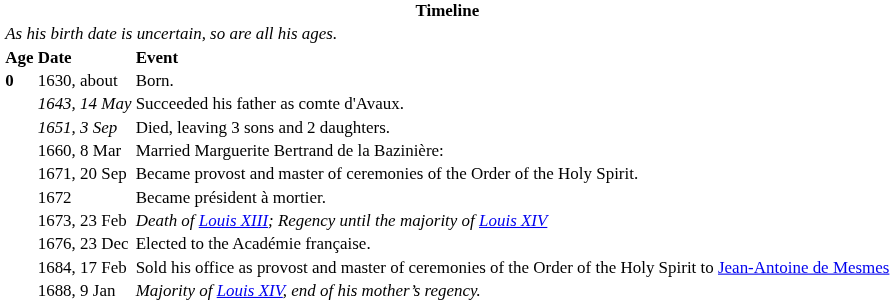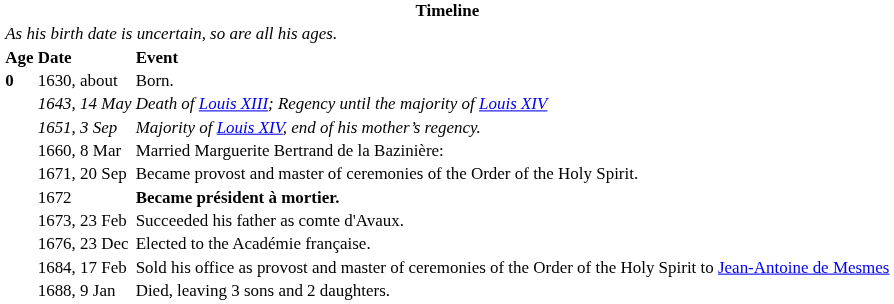(270, 103) Succeeded his father as comte d'Avaux. -> (342, 103) Death of Louis XIII; Regency until the majority of Louis XIV
(263, 127) Died, leaving 3 sons and 2 daughters. -> (308, 127) Majority of Louis XIV, end of his mother’s regency.
(231, 197) normal -> (238, 197) bold
(342, 220) Death of Louis XIII; Regency until the majority of Louis XIV -> (270, 220) Succeeded his father as comte d'Avaux.
(308, 290) Majority of Louis XIV, end of his mother’s regency. -> (263, 290) Died, leaving 3 sons and 2 daughters.
